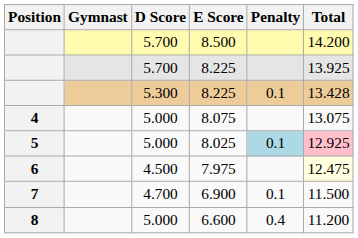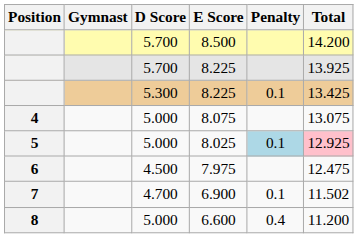(328, 93) 13.428 -> (328, 93) 13.425
(328, 169) lightyellow background -> (328, 169) no background
(328, 194) 11.500 -> (328, 194) 11.502
